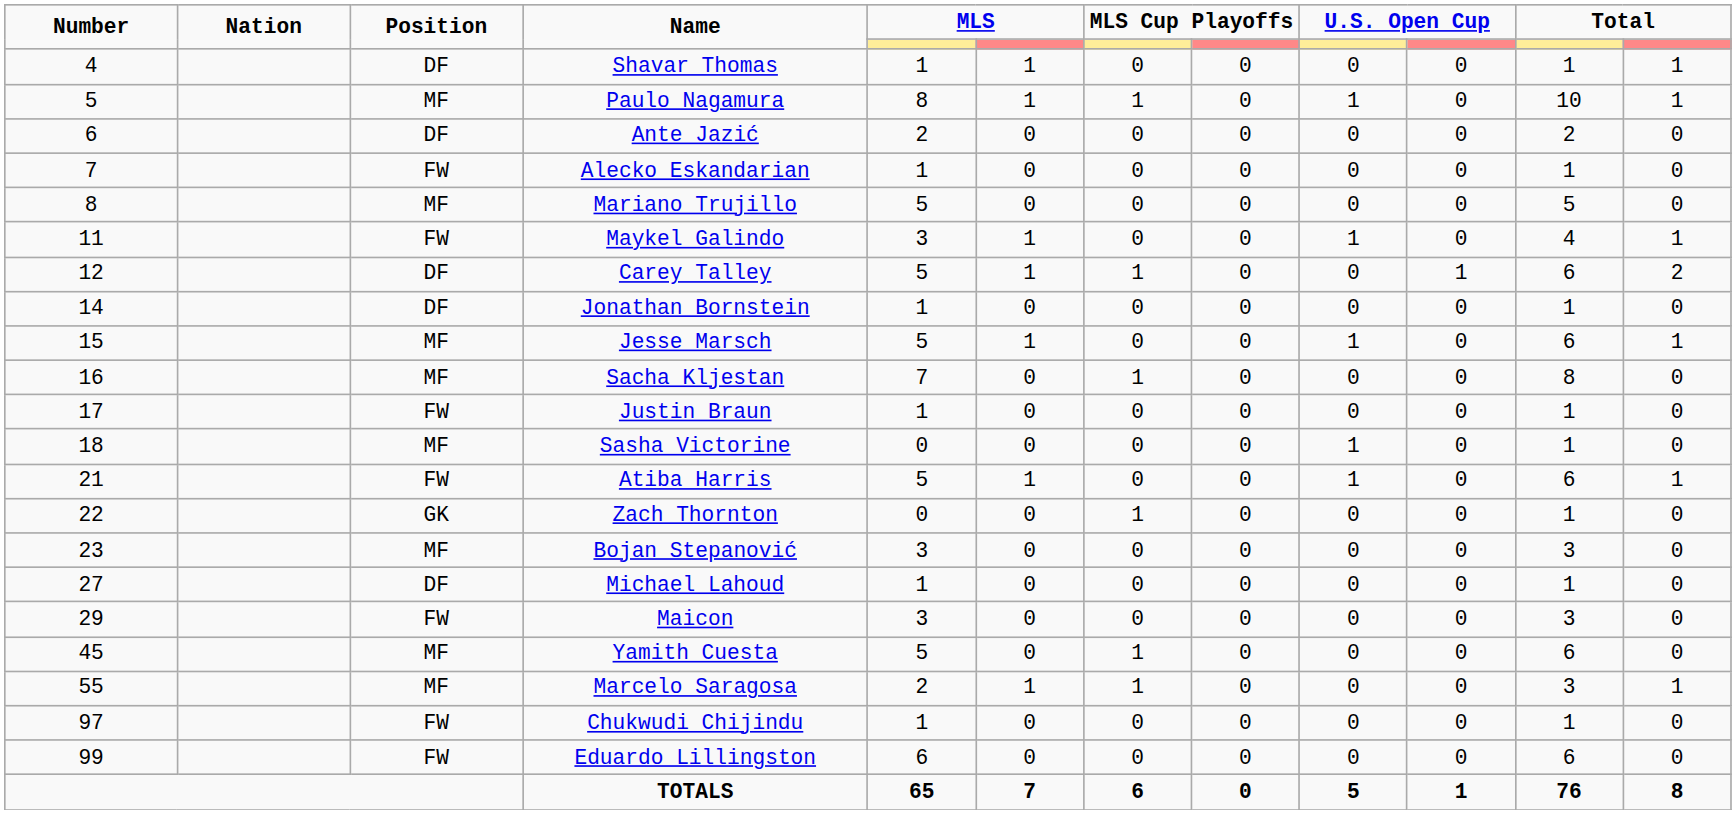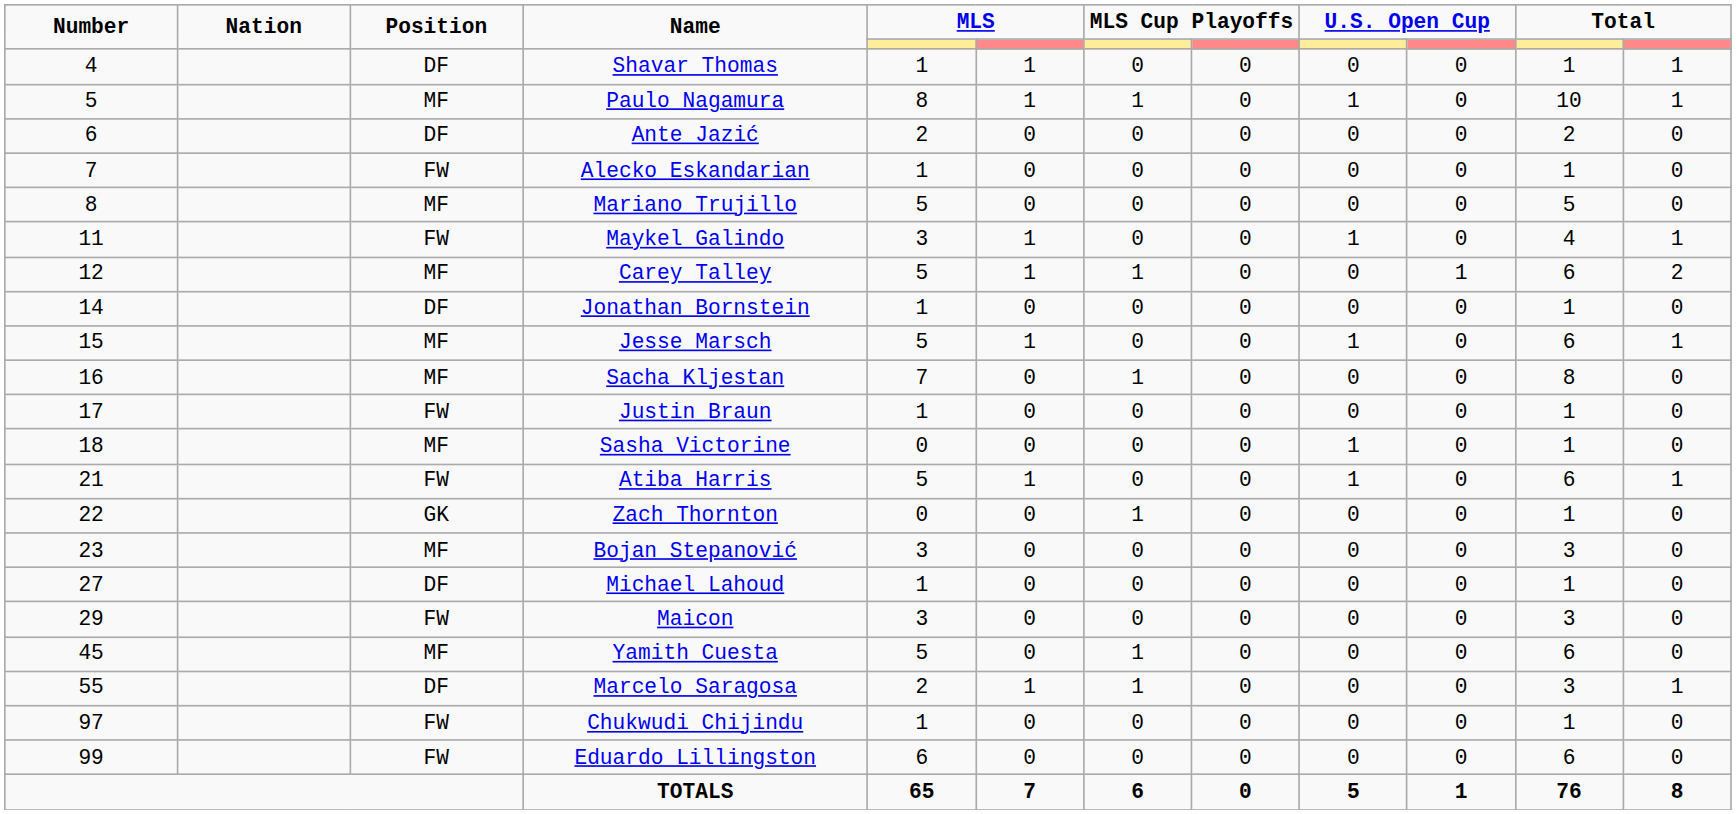(436, 274) DF -> (436, 274) MF
(436, 688) MF -> (436, 688) DF
